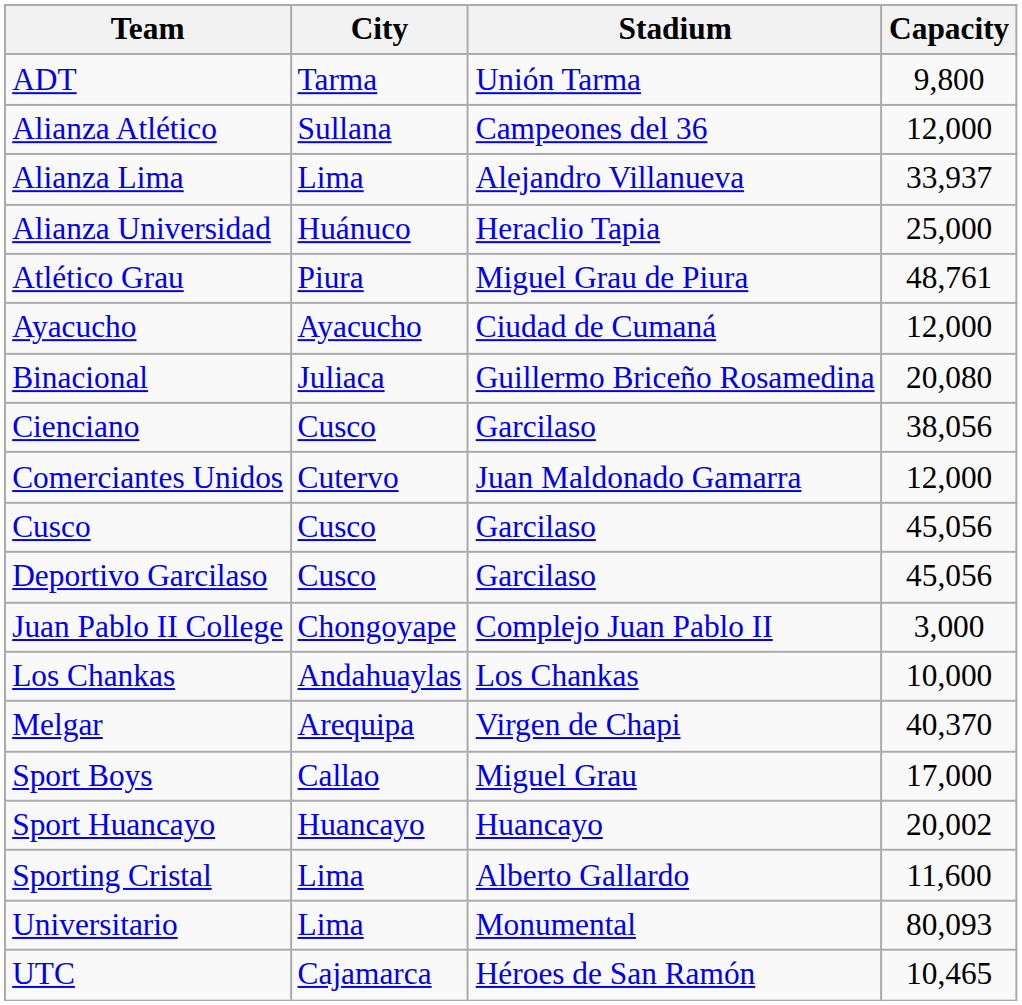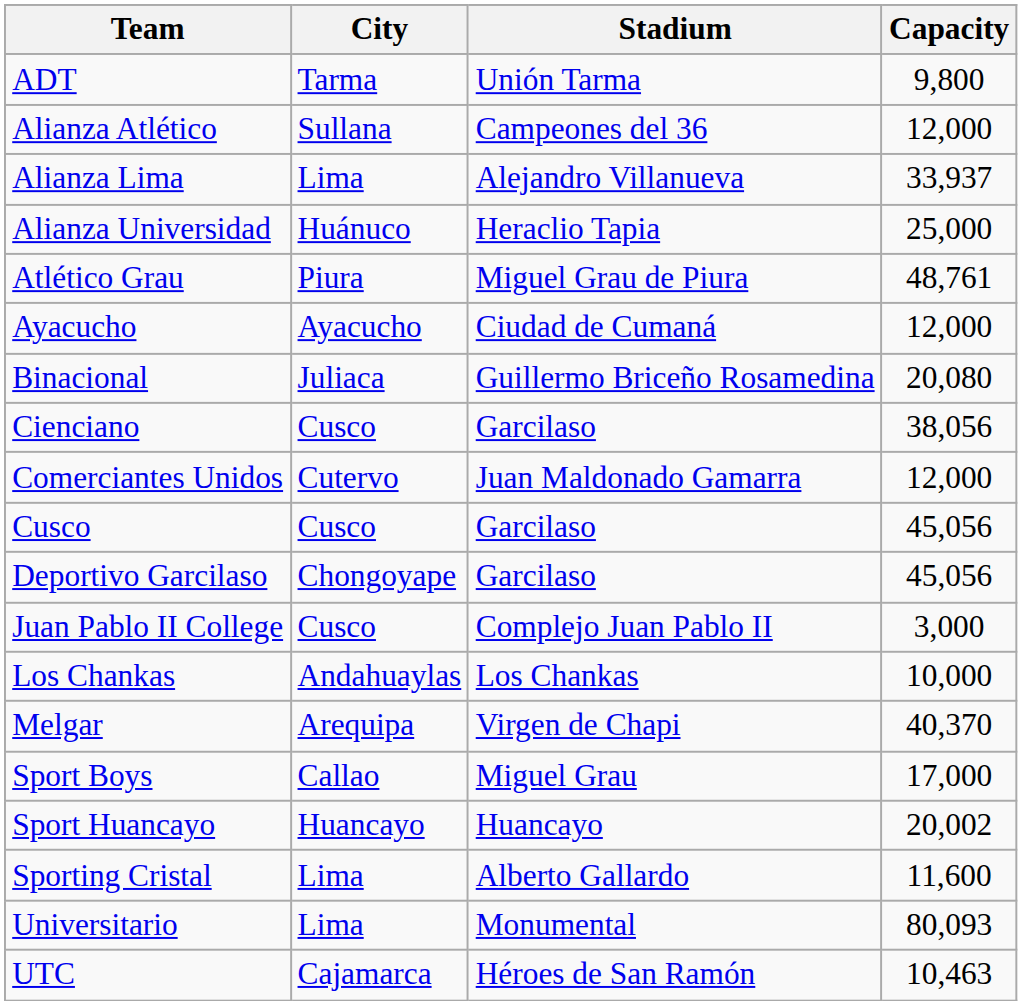(337, 576) Cusco -> (377, 576) Chongoyape
(377, 626) Chongoyape -> (337, 626) Cusco
(949, 974) 10,465 -> (949, 974) 10,463
